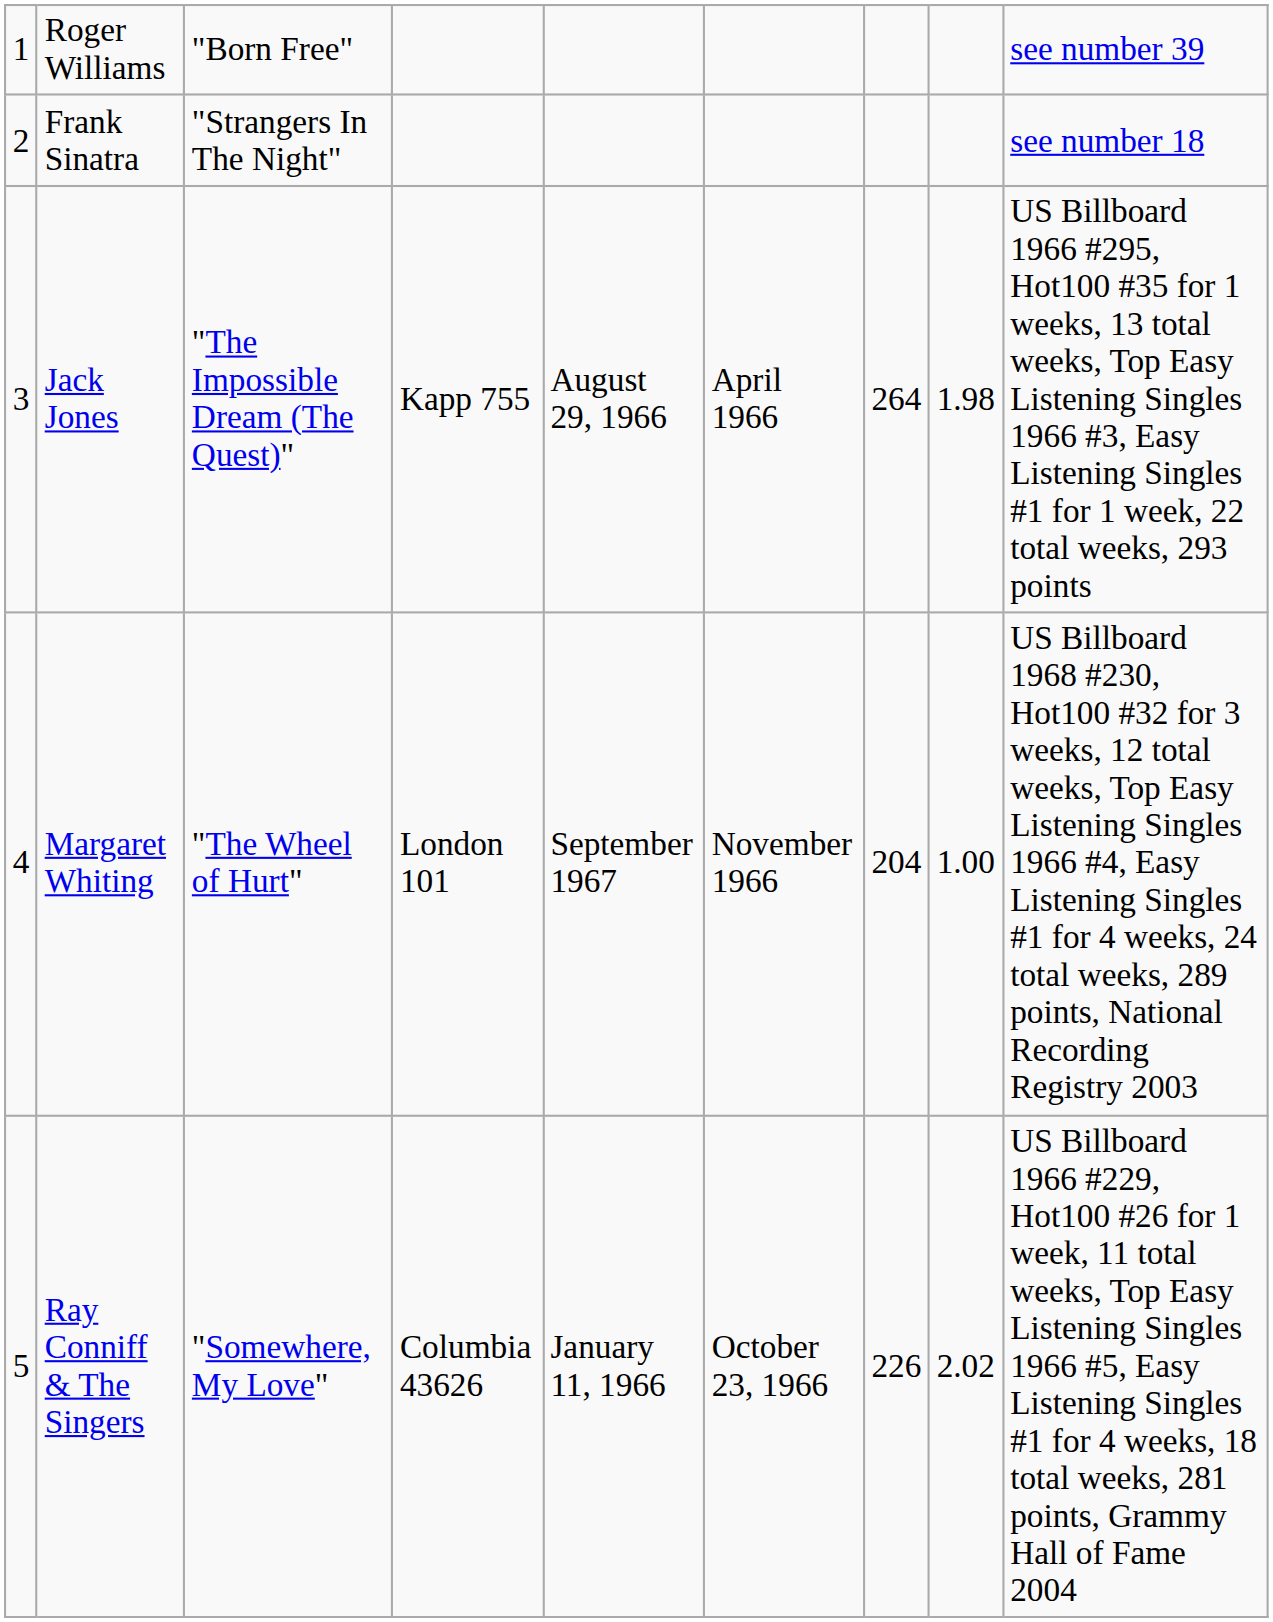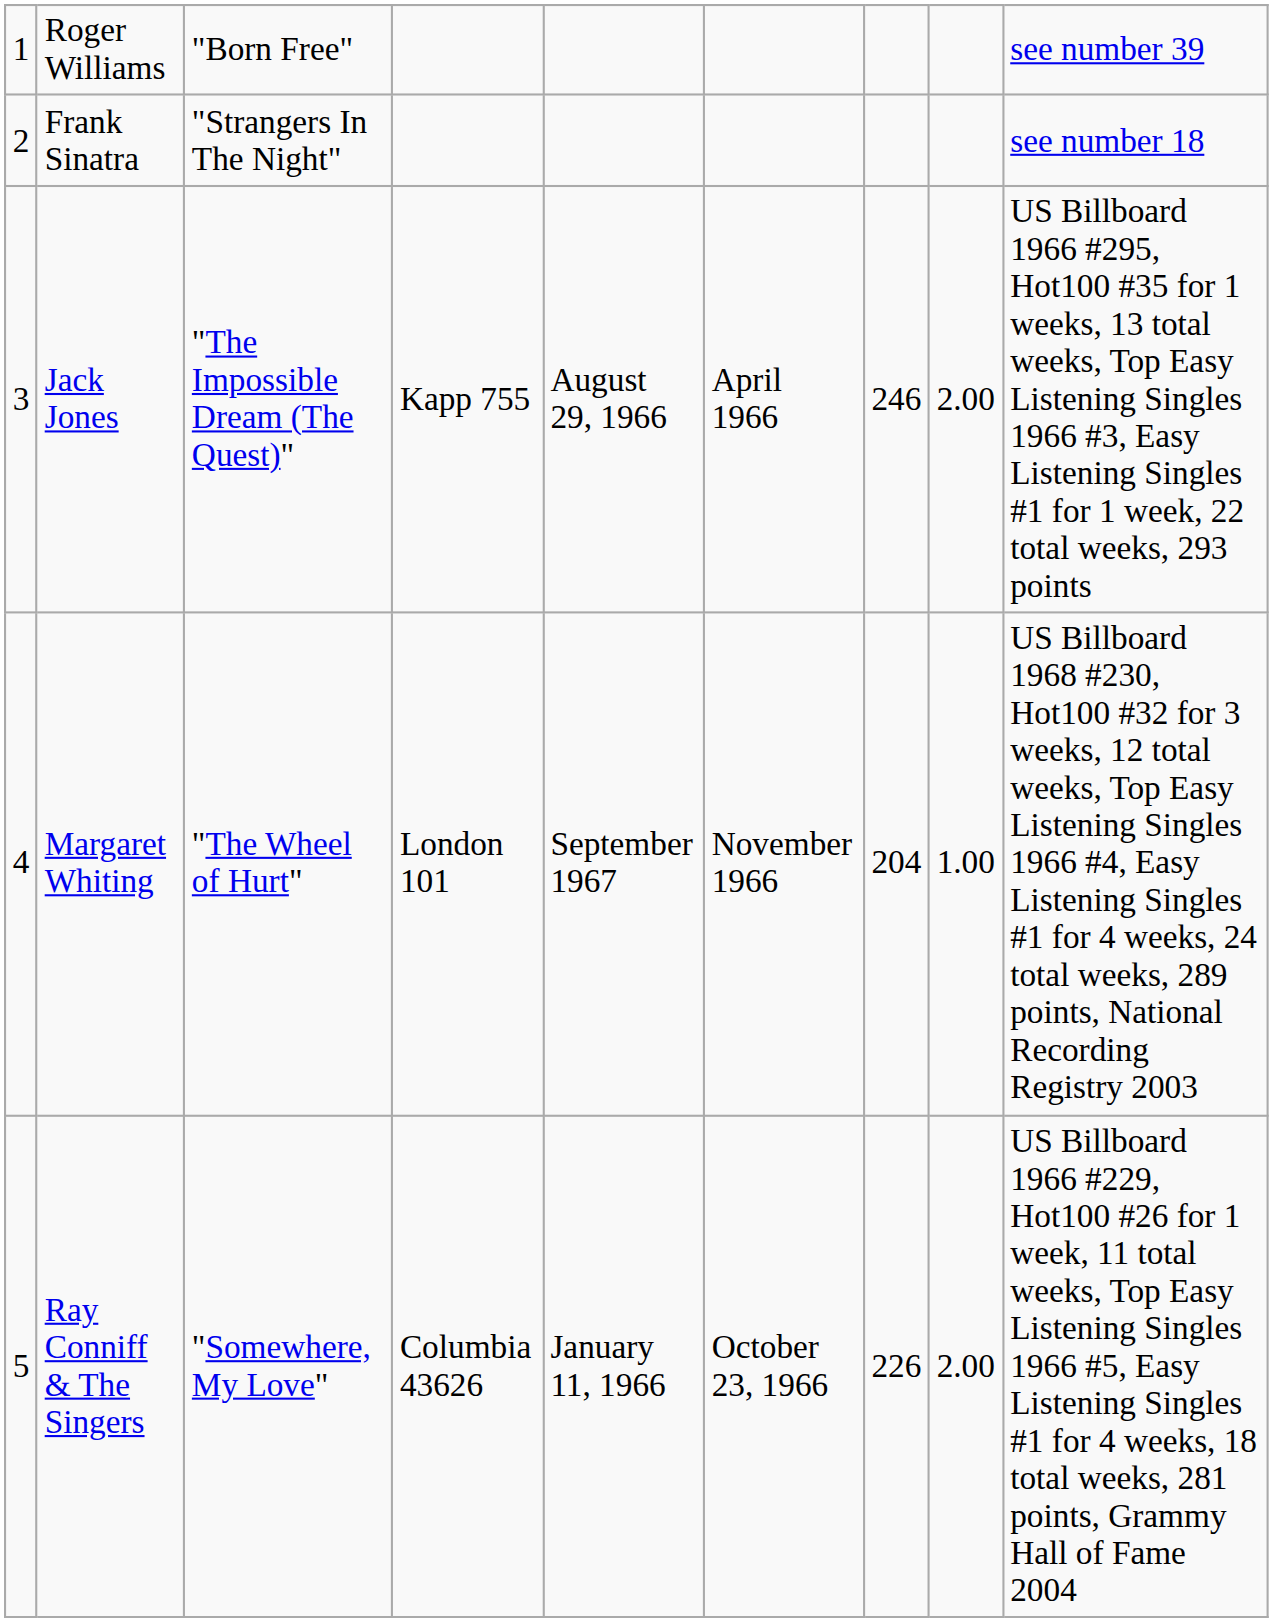(896, 398) 264 -> (896, 398) 246
(966, 398) 1.98 -> (966, 398) 2.00
(966, 1365) 2.02 -> (966, 1365) 2.00
